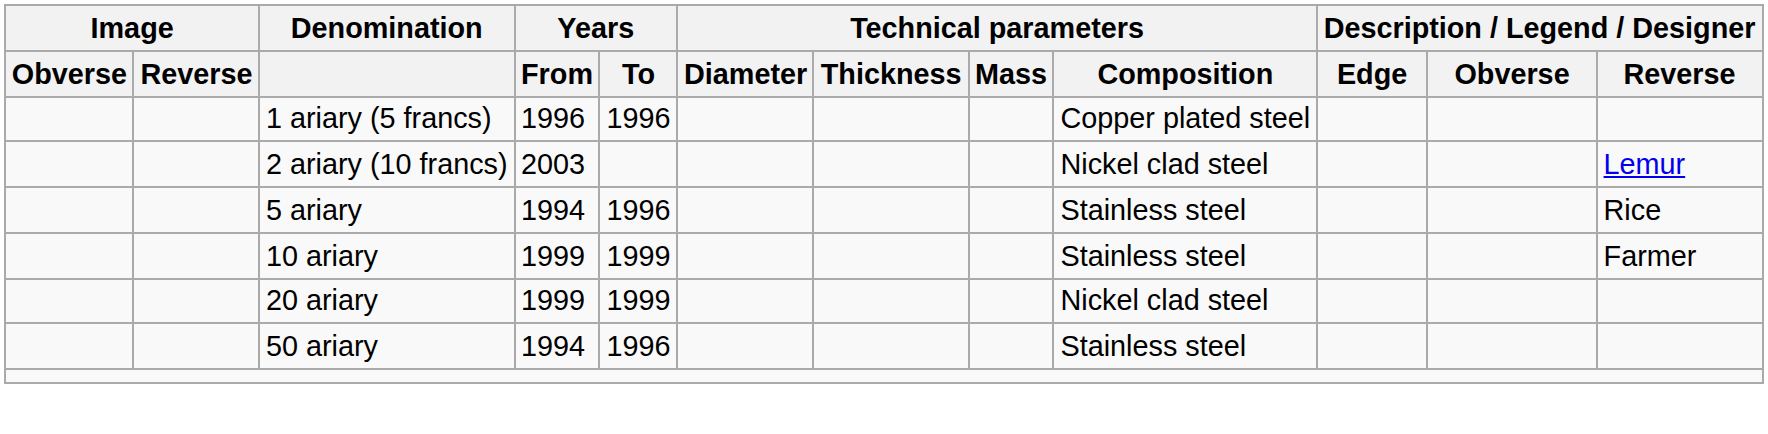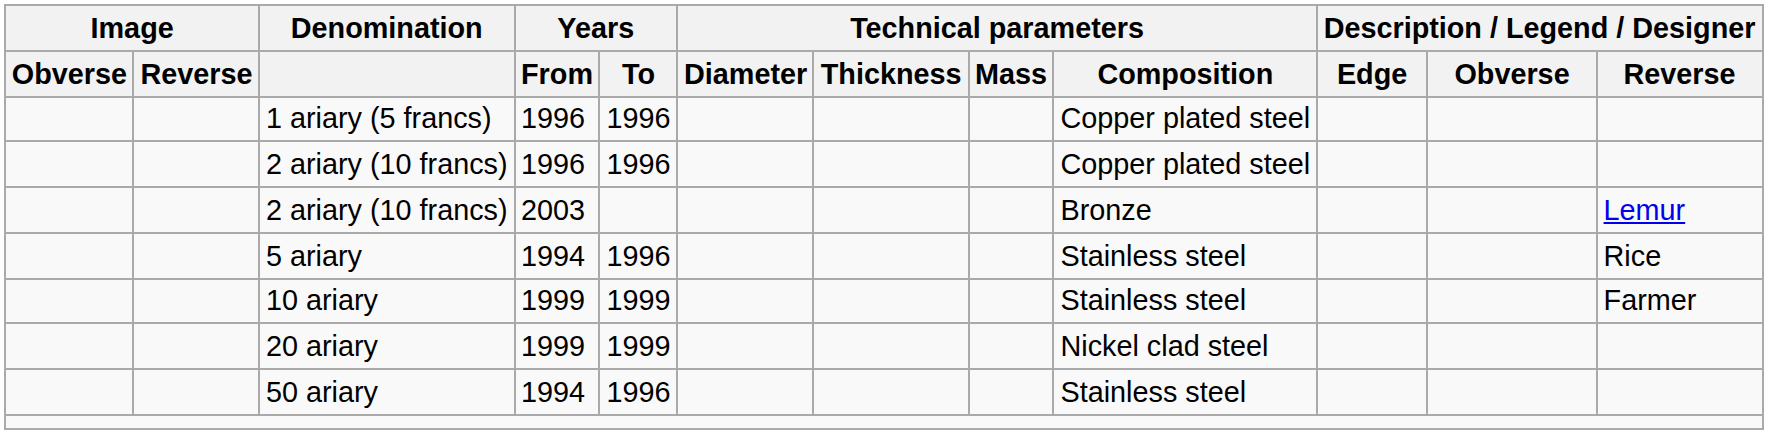+ row: (387, 165)
(1164, 165) Nickel clad steel -> (1106, 210) Bronze
